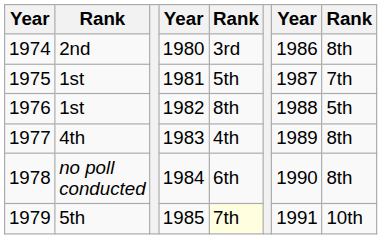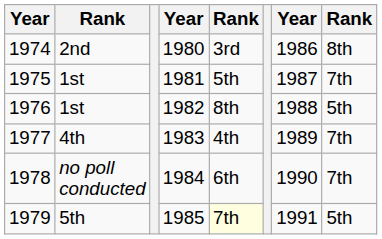(339, 138) 8th -> (339, 138) 7th
(339, 178) 8th -> (339, 178) 7th
(345, 218) 10th -> (339, 218) 5th
